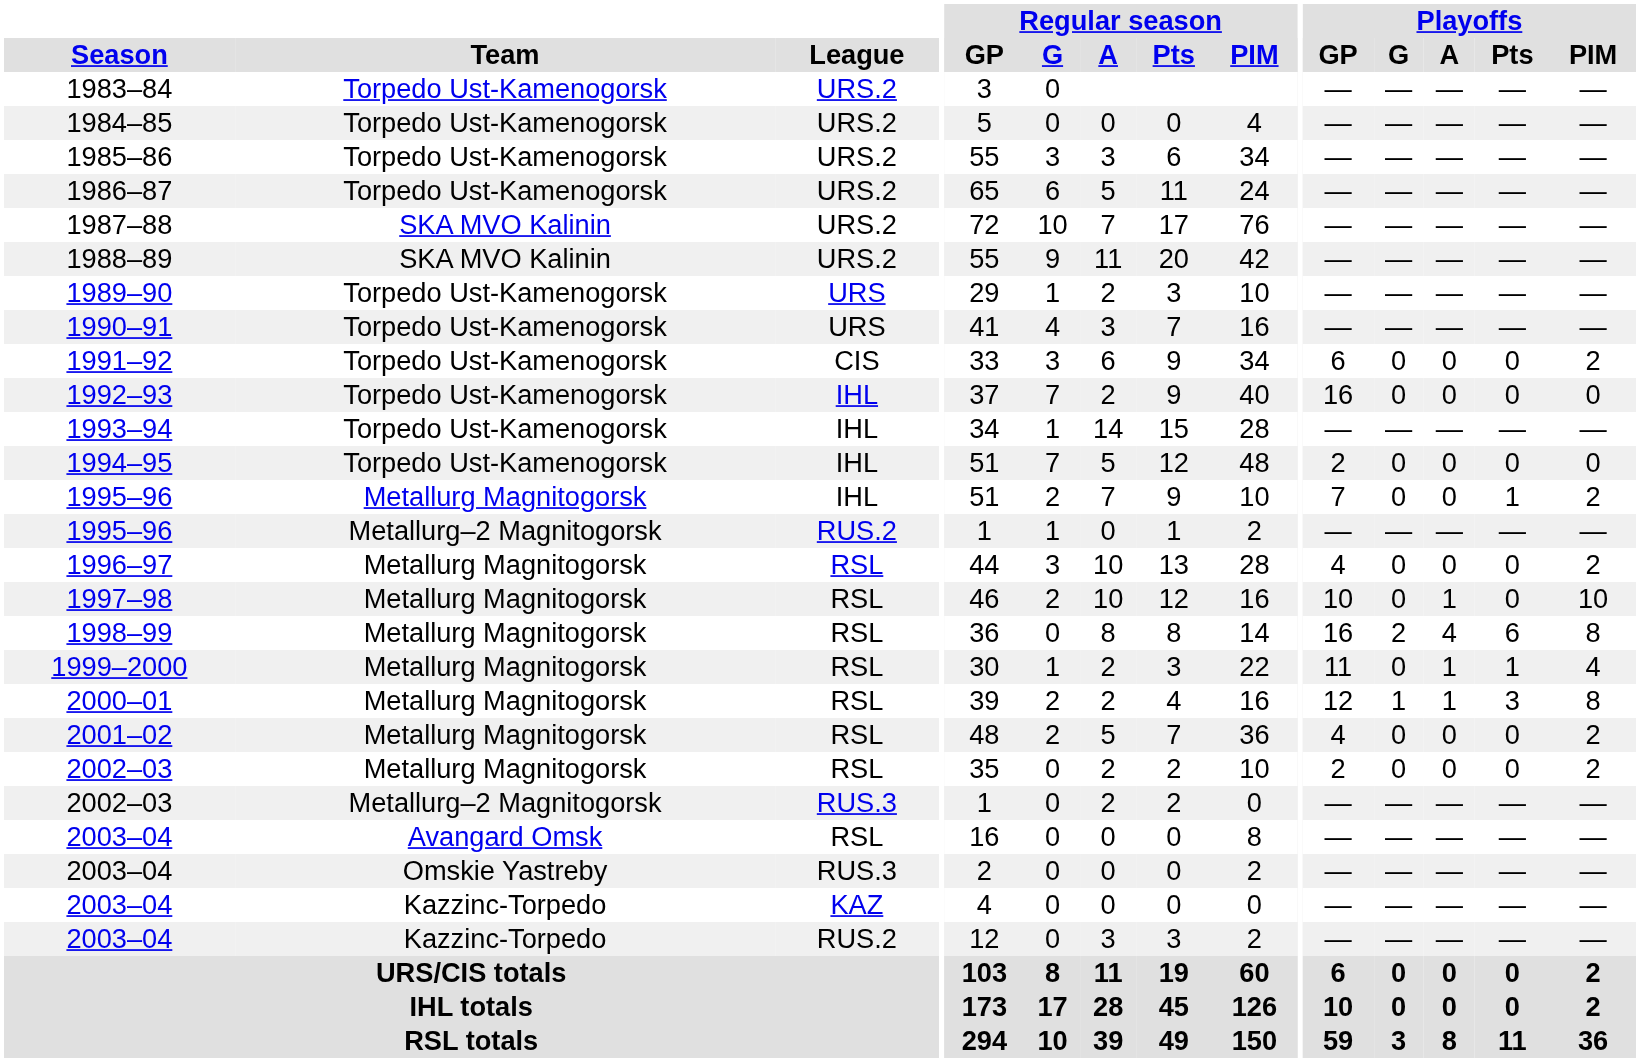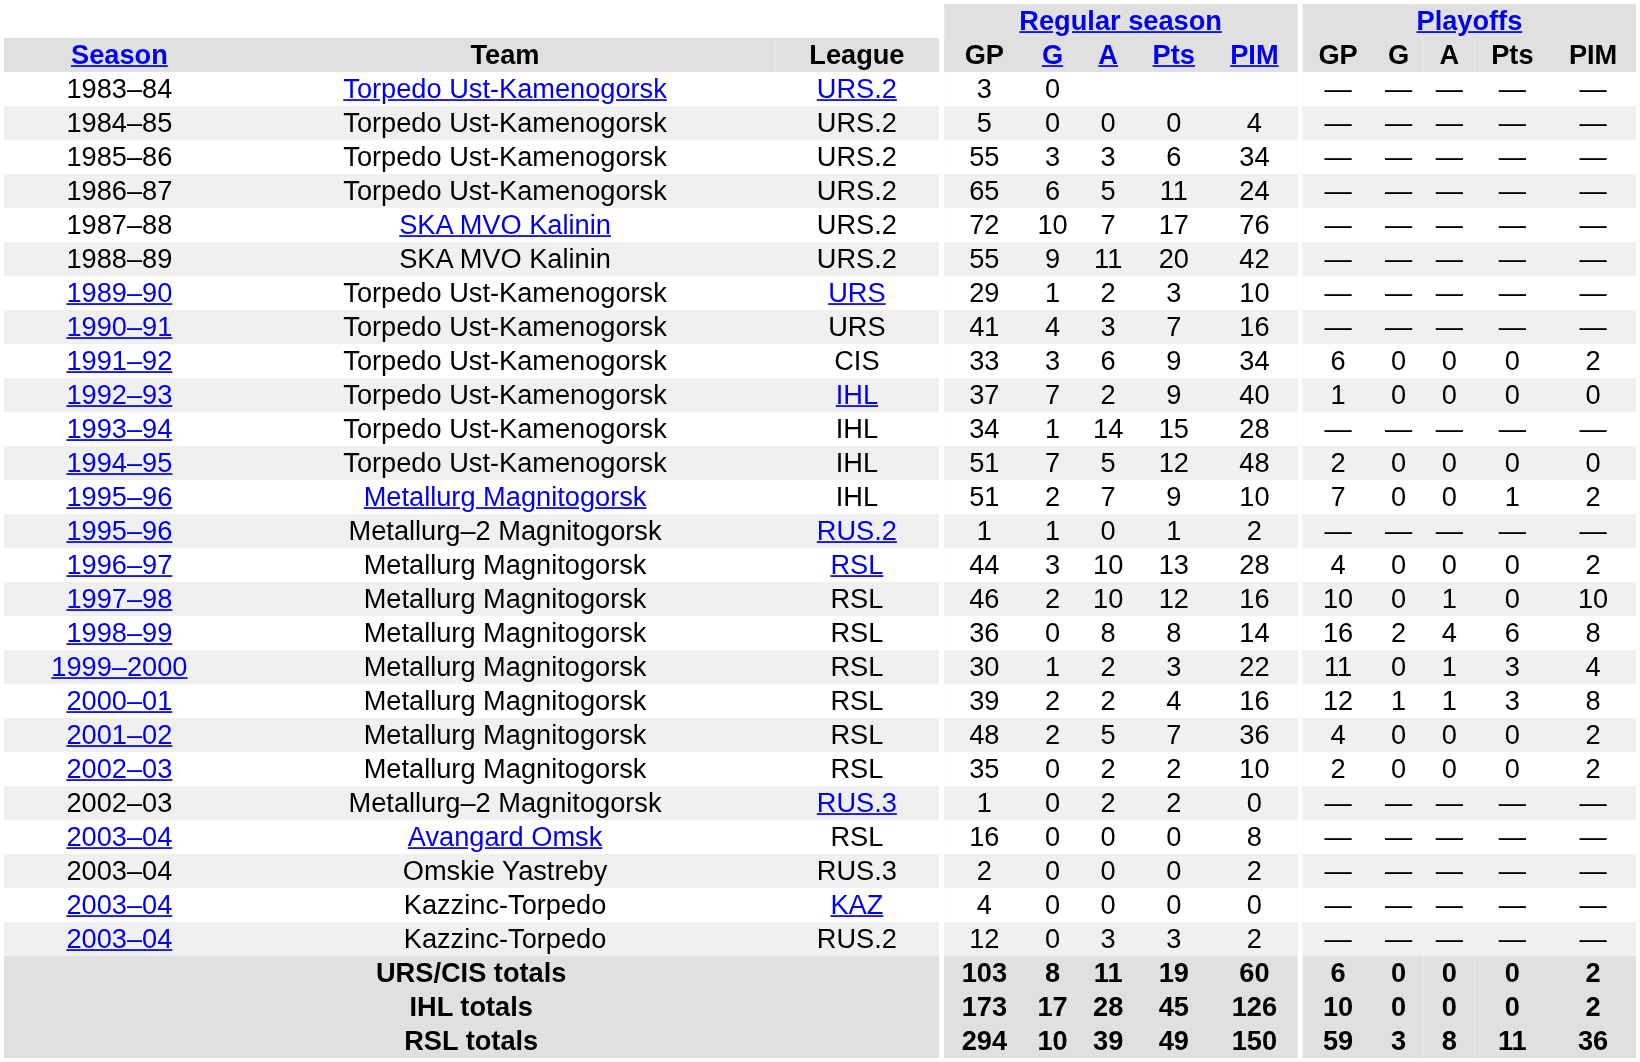(1338, 394) 16 -> (1338, 394) 1
(1512, 666) 1 -> (1512, 666) 3
